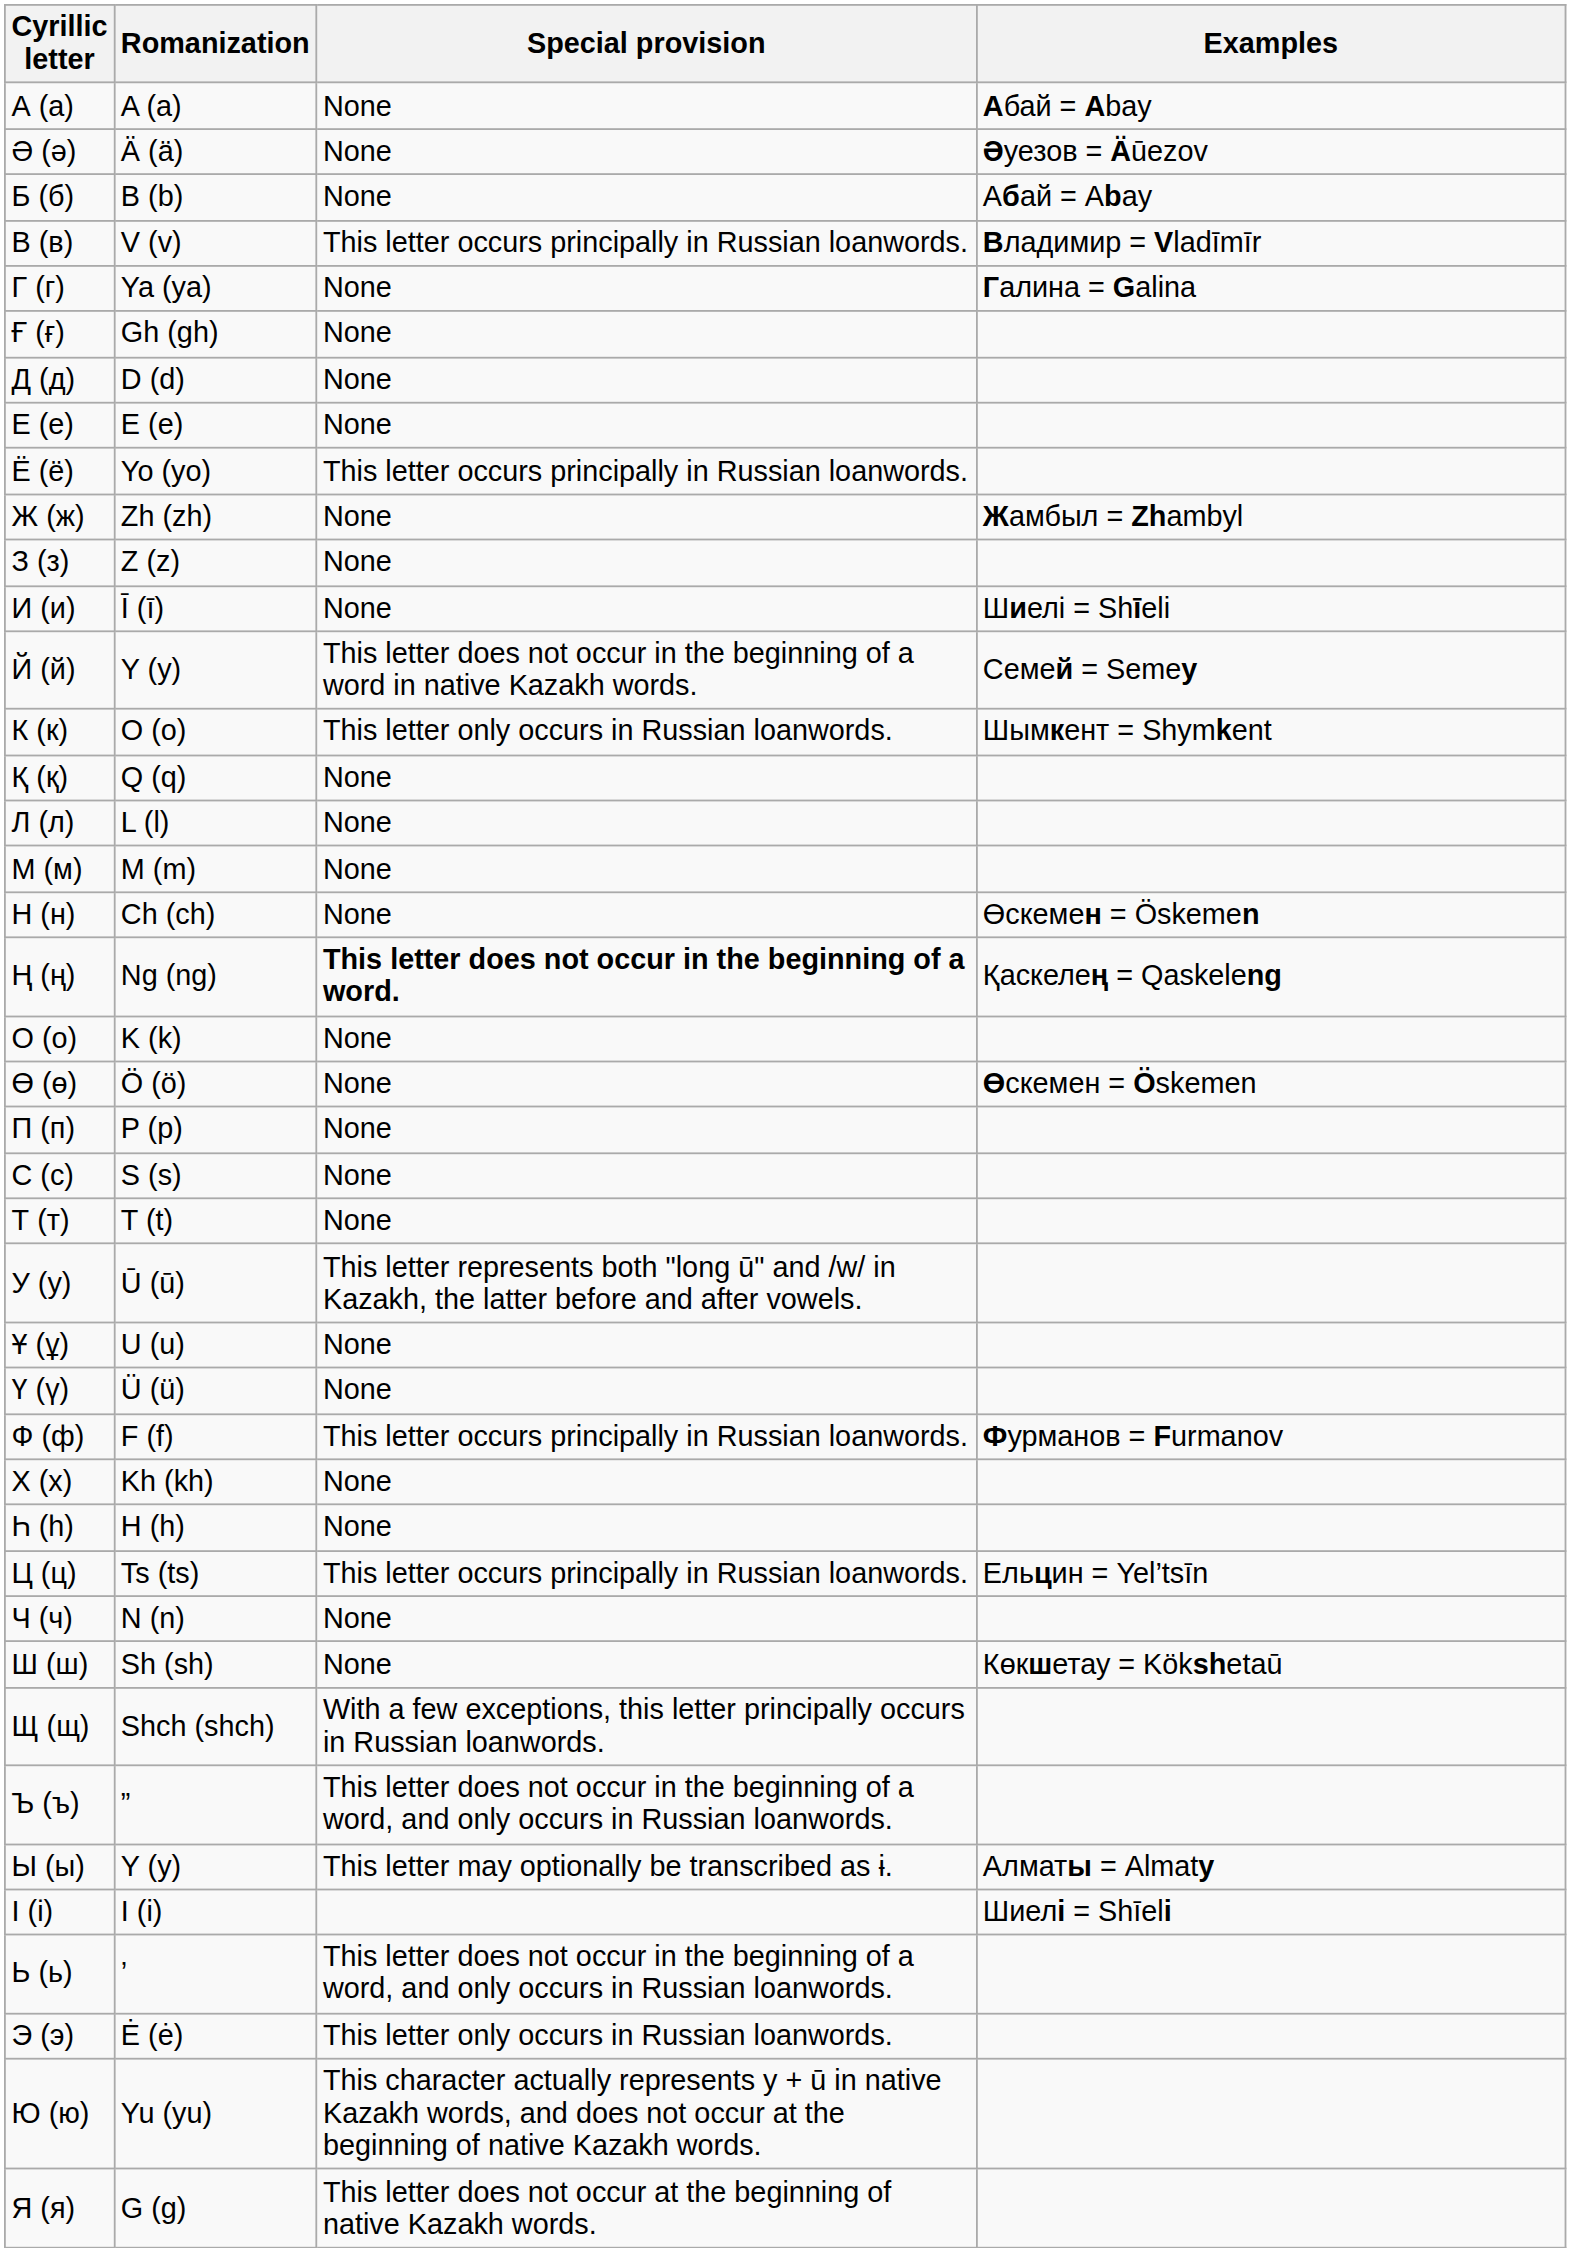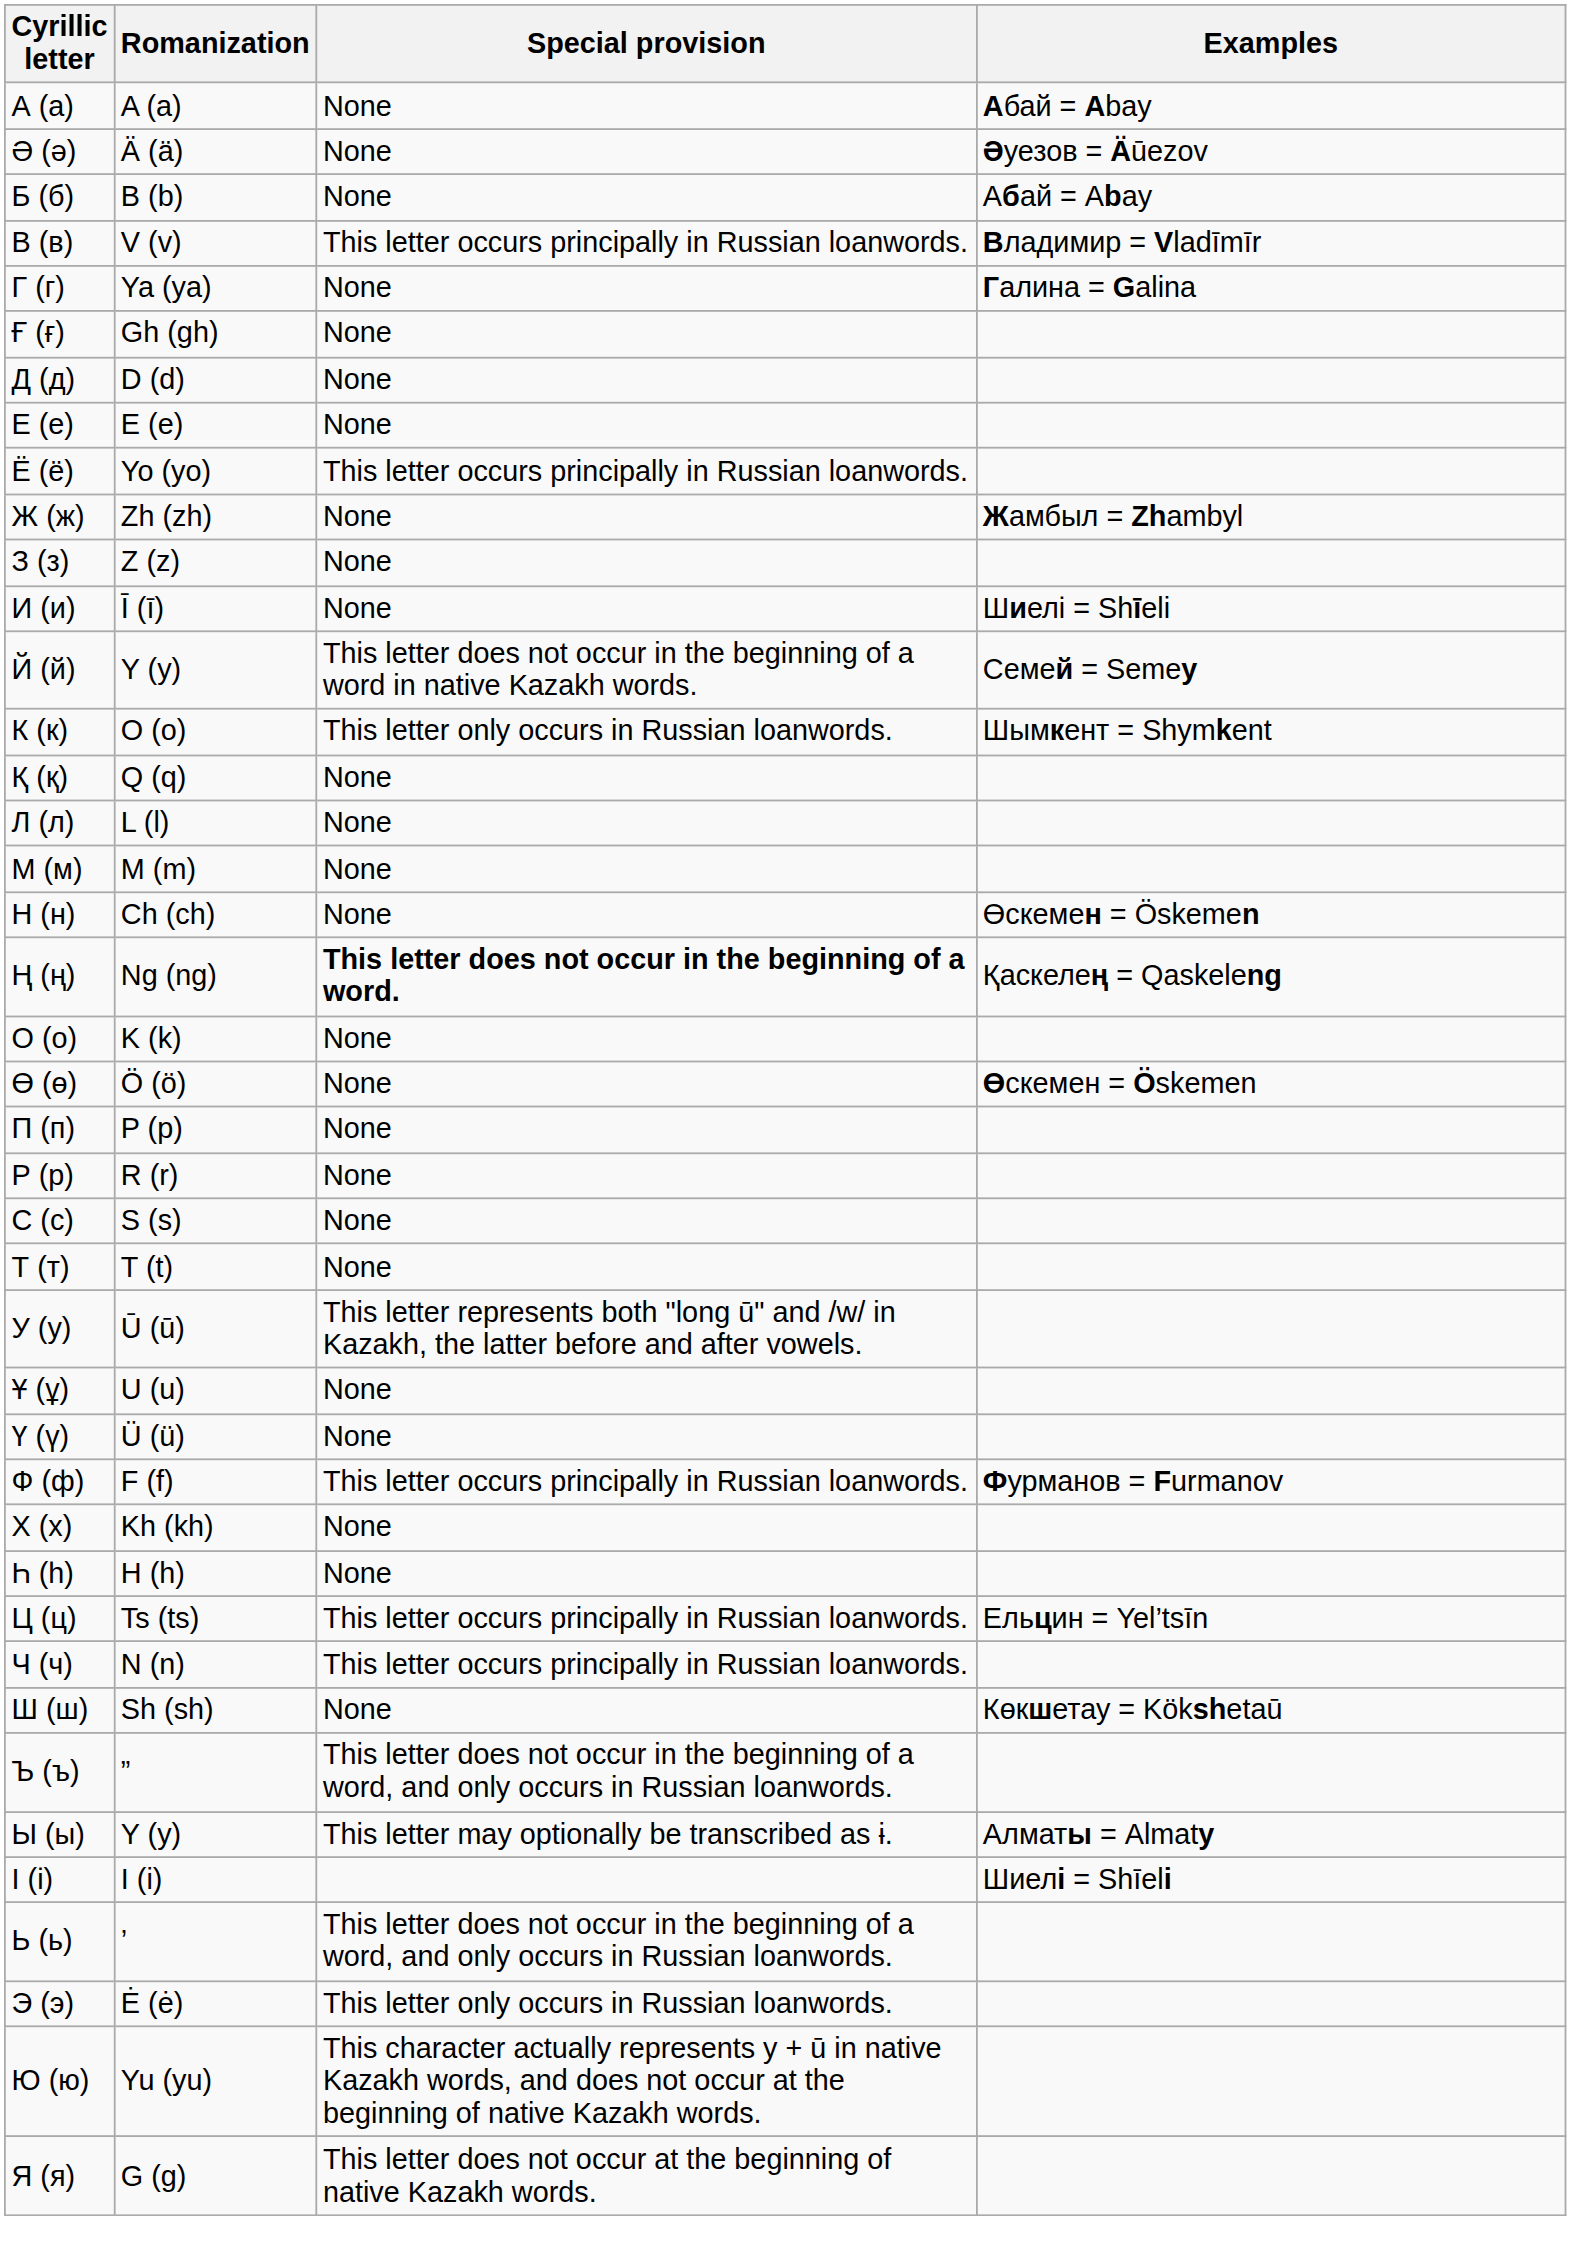+ row: (43, 1175)
(357, 1618) None -> (645, 1664) This letter occurs principally in Russian loanwords.
- row: (50, 1726)
